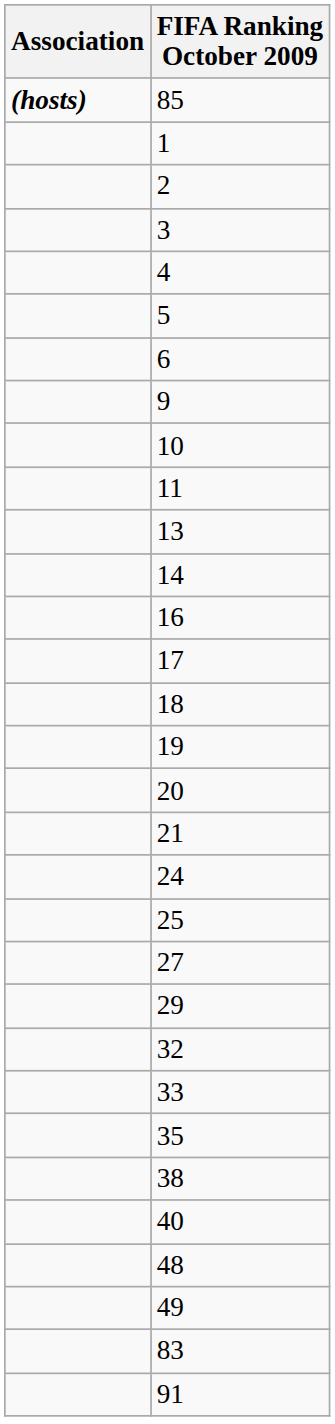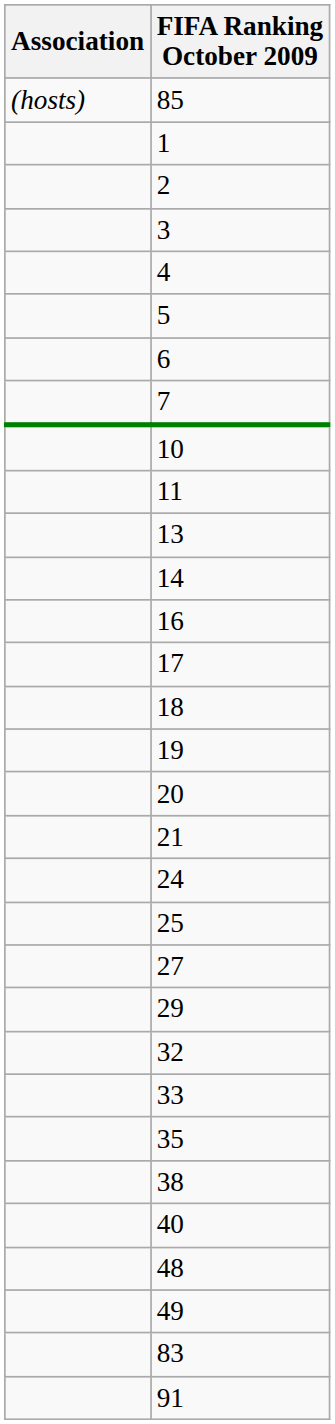(49, 99) bold -> (48, 99) normal
+ row: (163, 401)
- row: (163, 401)
